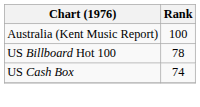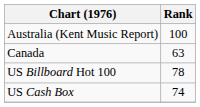+ row: (26, 53)
